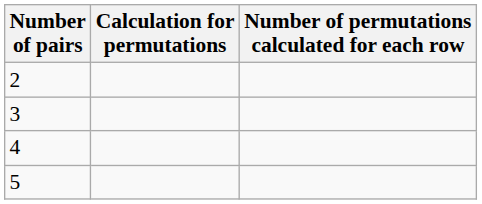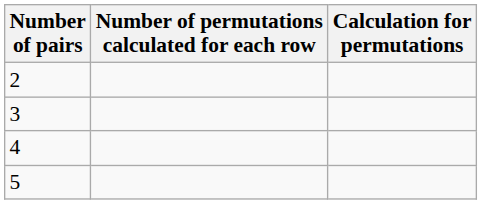columns swapped: (165, 33) <-> (358, 33)
